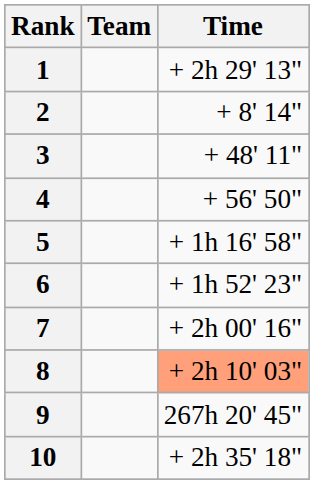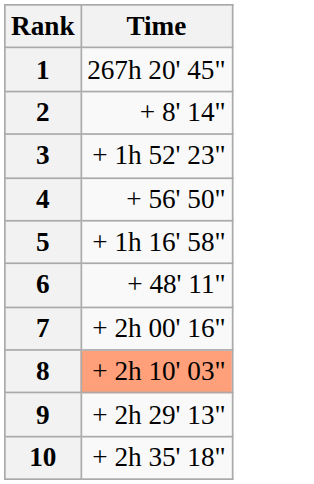- column: (119, 26)
(235, 69) + 2h 29' 13" -> (156, 69) 267h 20' 45"
(253, 155) + 48' 11" -> (159, 155) + 1h 52' 23"
(235, 284) + 1h 52' 23" -> (176, 284) + 48' 11"
(233, 414) 267h 20' 45" -> (159, 414) + 2h 29' 13"
